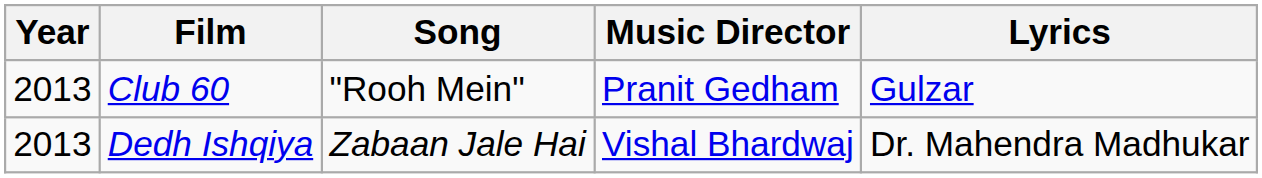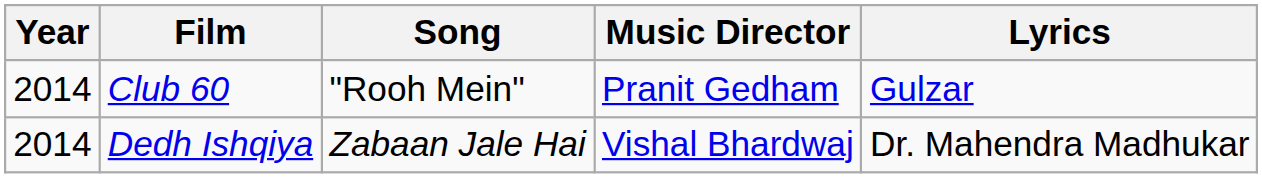(52, 88) 2013 -> (52, 88) 2014
(52, 144) 2013 -> (52, 144) 2014
